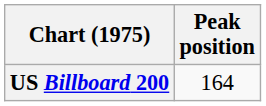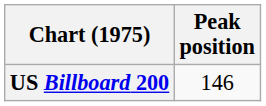(217, 82) 164 -> (217, 82) 146
